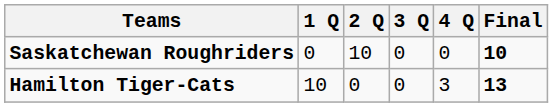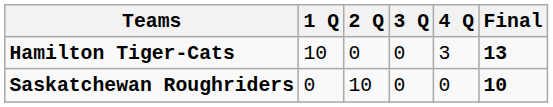rows swapped: (122, 85) <-> (152, 53)
